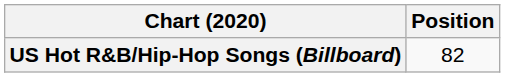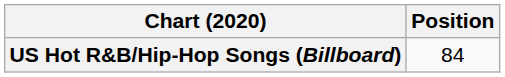(453, 54) 82 -> (453, 54) 84
